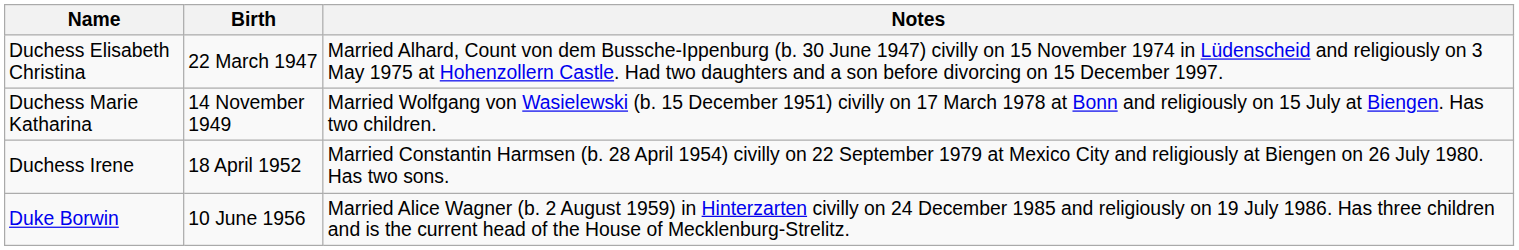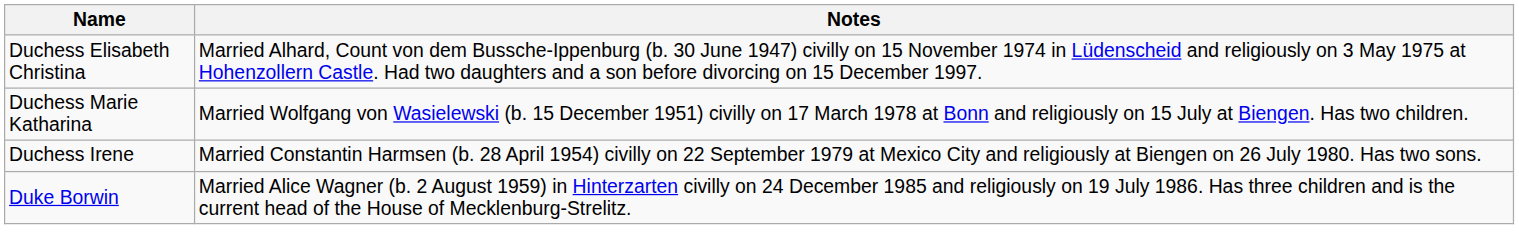- column: (254, 19)
